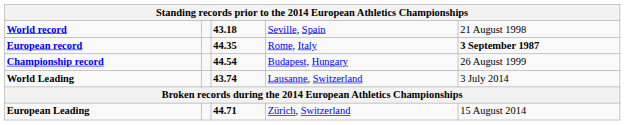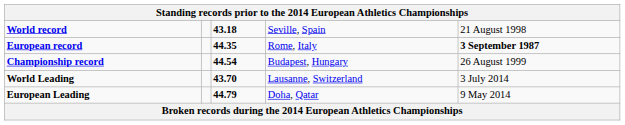(225, 78) 43.74 -> (225, 78) 43.70
+ row: (293, 95)
- row: (309, 111)
